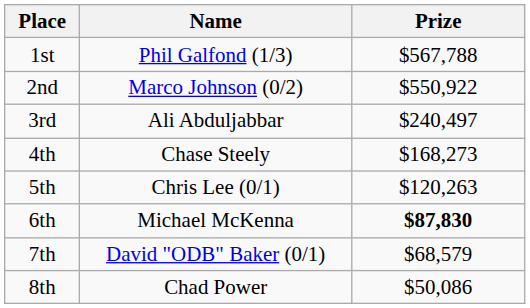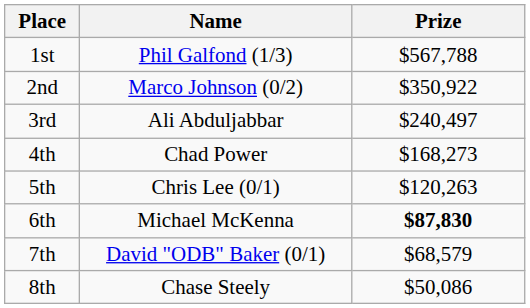(438, 87) $550,922 -> (438, 87) $350,922
(216, 154) Chase Steely -> (216, 154) Chad Power
(216, 287) Chad Power -> (216, 287) Chase Steely
